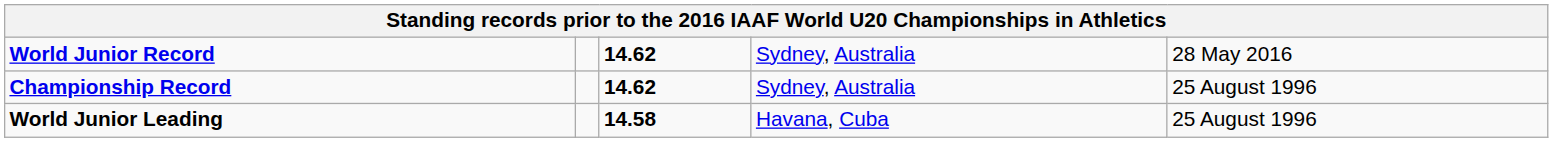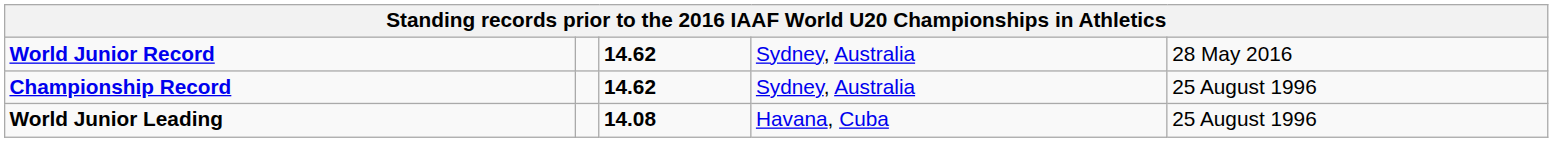(630, 119) 14.58 -> (630, 119) 14.08
